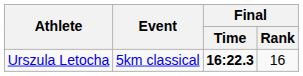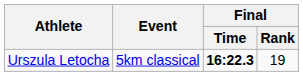(278, 60) 16 -> (278, 60) 19
